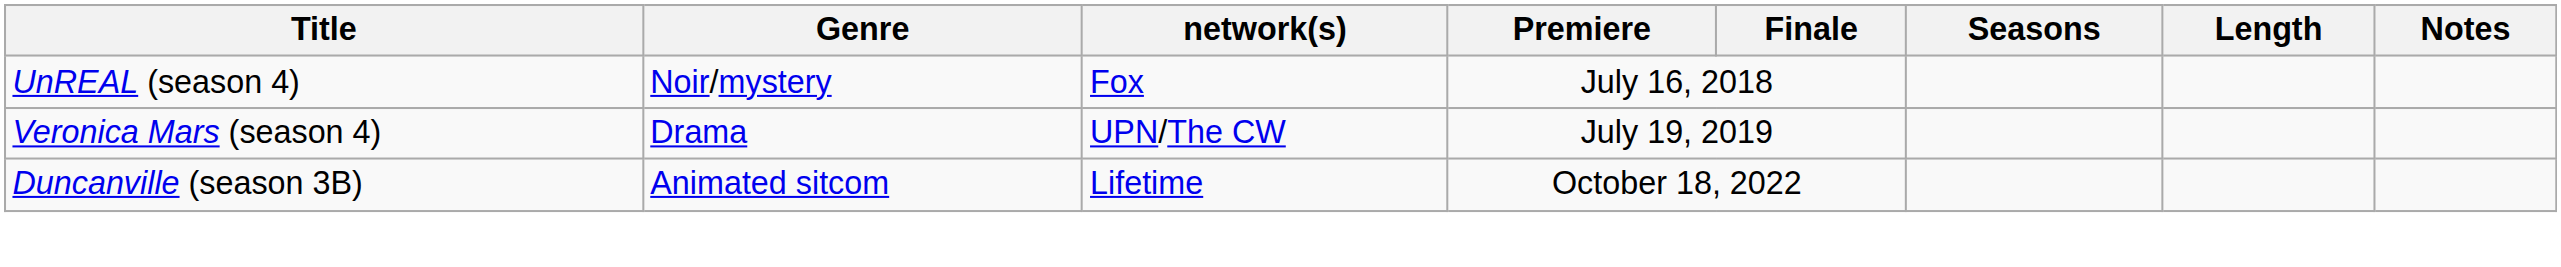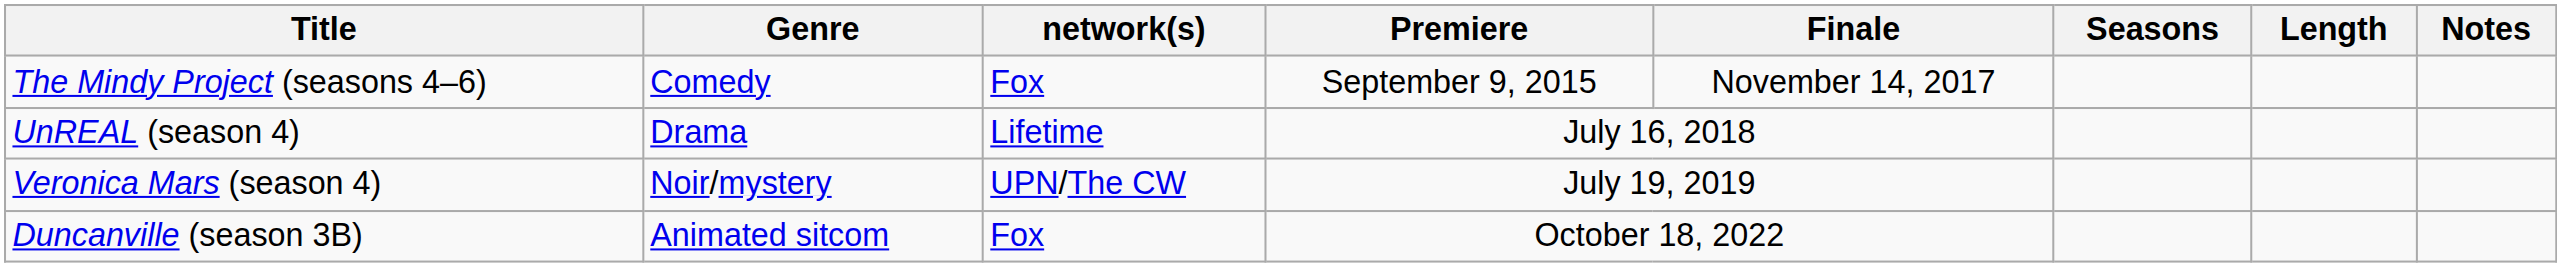+ row: (250, 81)
(741, 81) Noir/mystery -> (699, 132) Drama
(1117, 81) Fox -> (1047, 132) Lifetime
(699, 132) Drama -> (741, 183) Noir/mystery
(1147, 183) Lifetime -> (1017, 235) Fox
